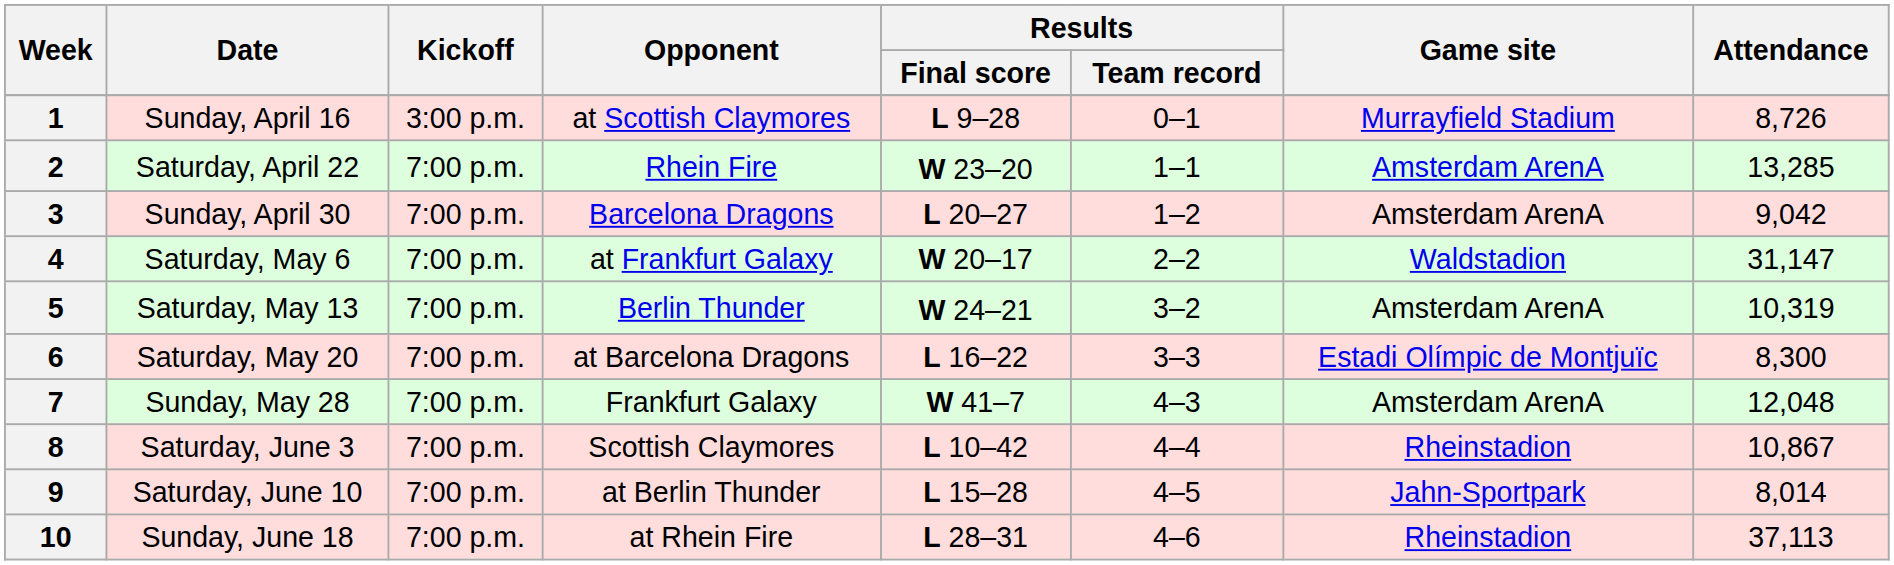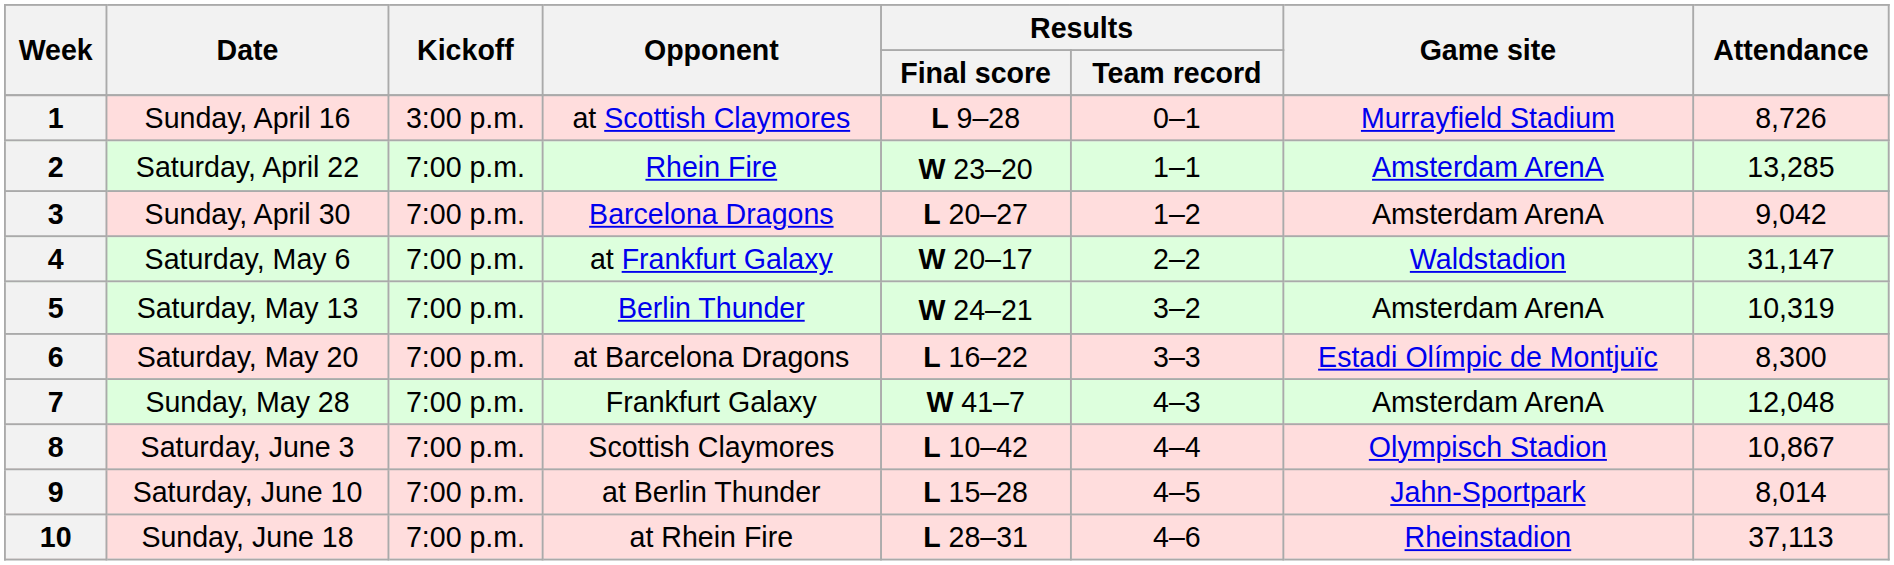(1488, 446) Rheinstadion -> (1488, 446) Olympisch Stadion
